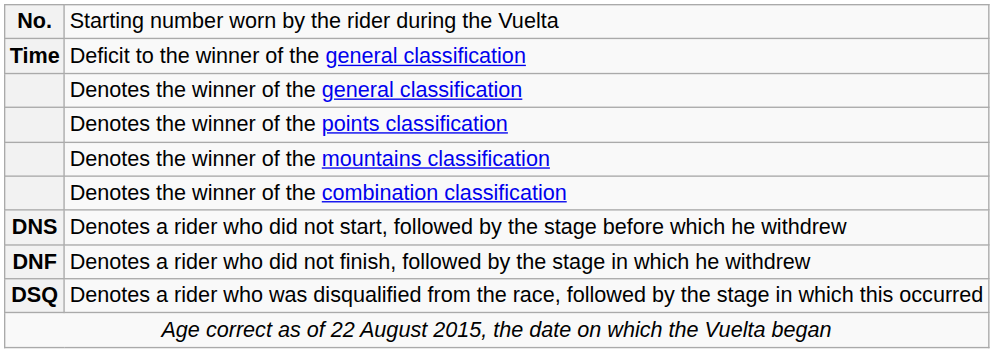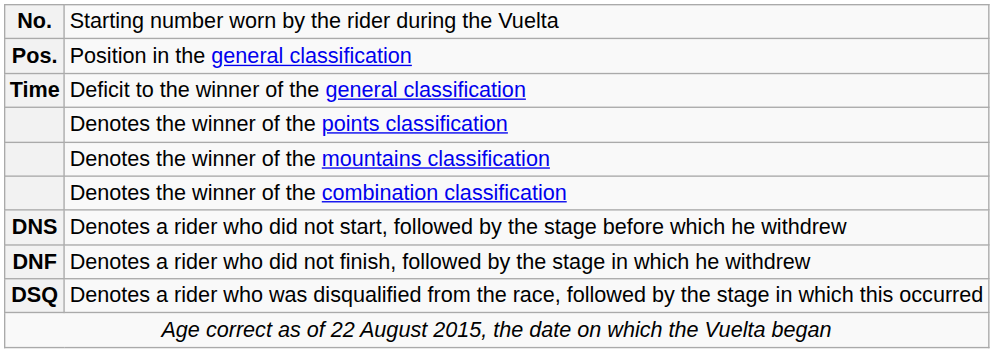+ row: (241, 55)
- row: (296, 90)
